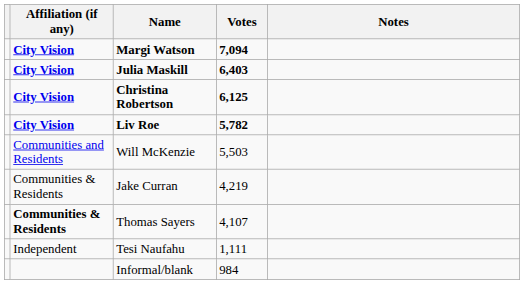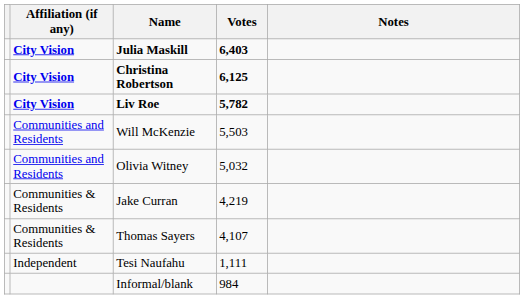- row: (155, 49)
+ row: (152, 166)
(57, 221) bold -> (54, 235) normal
